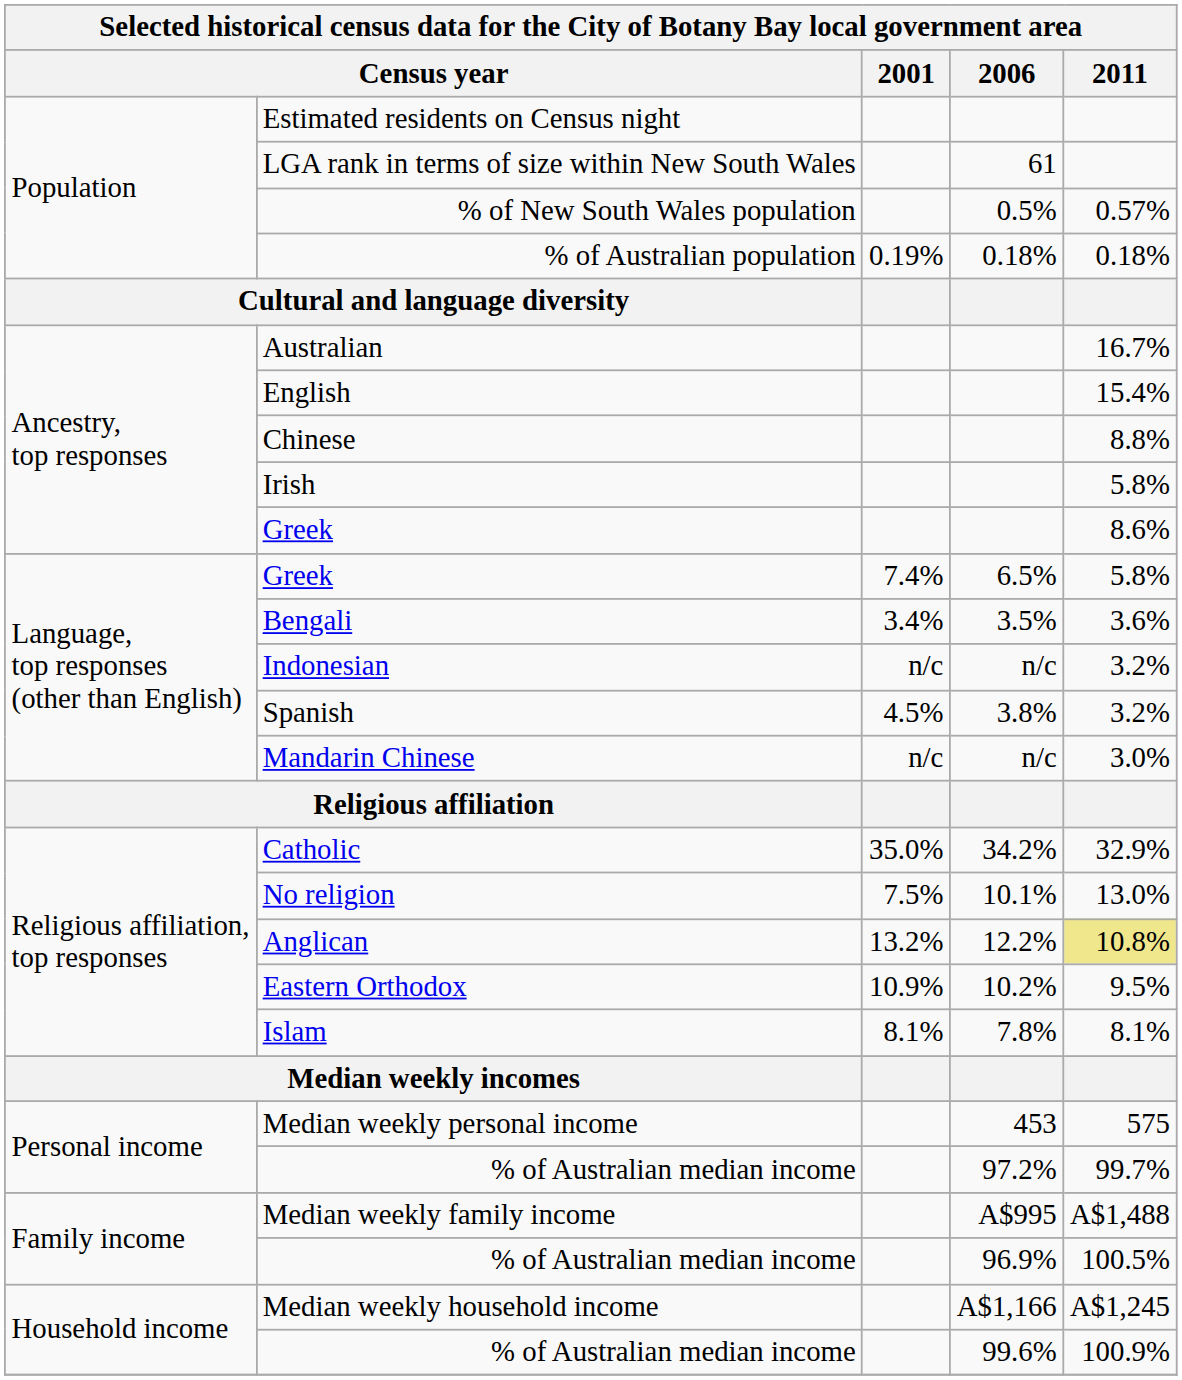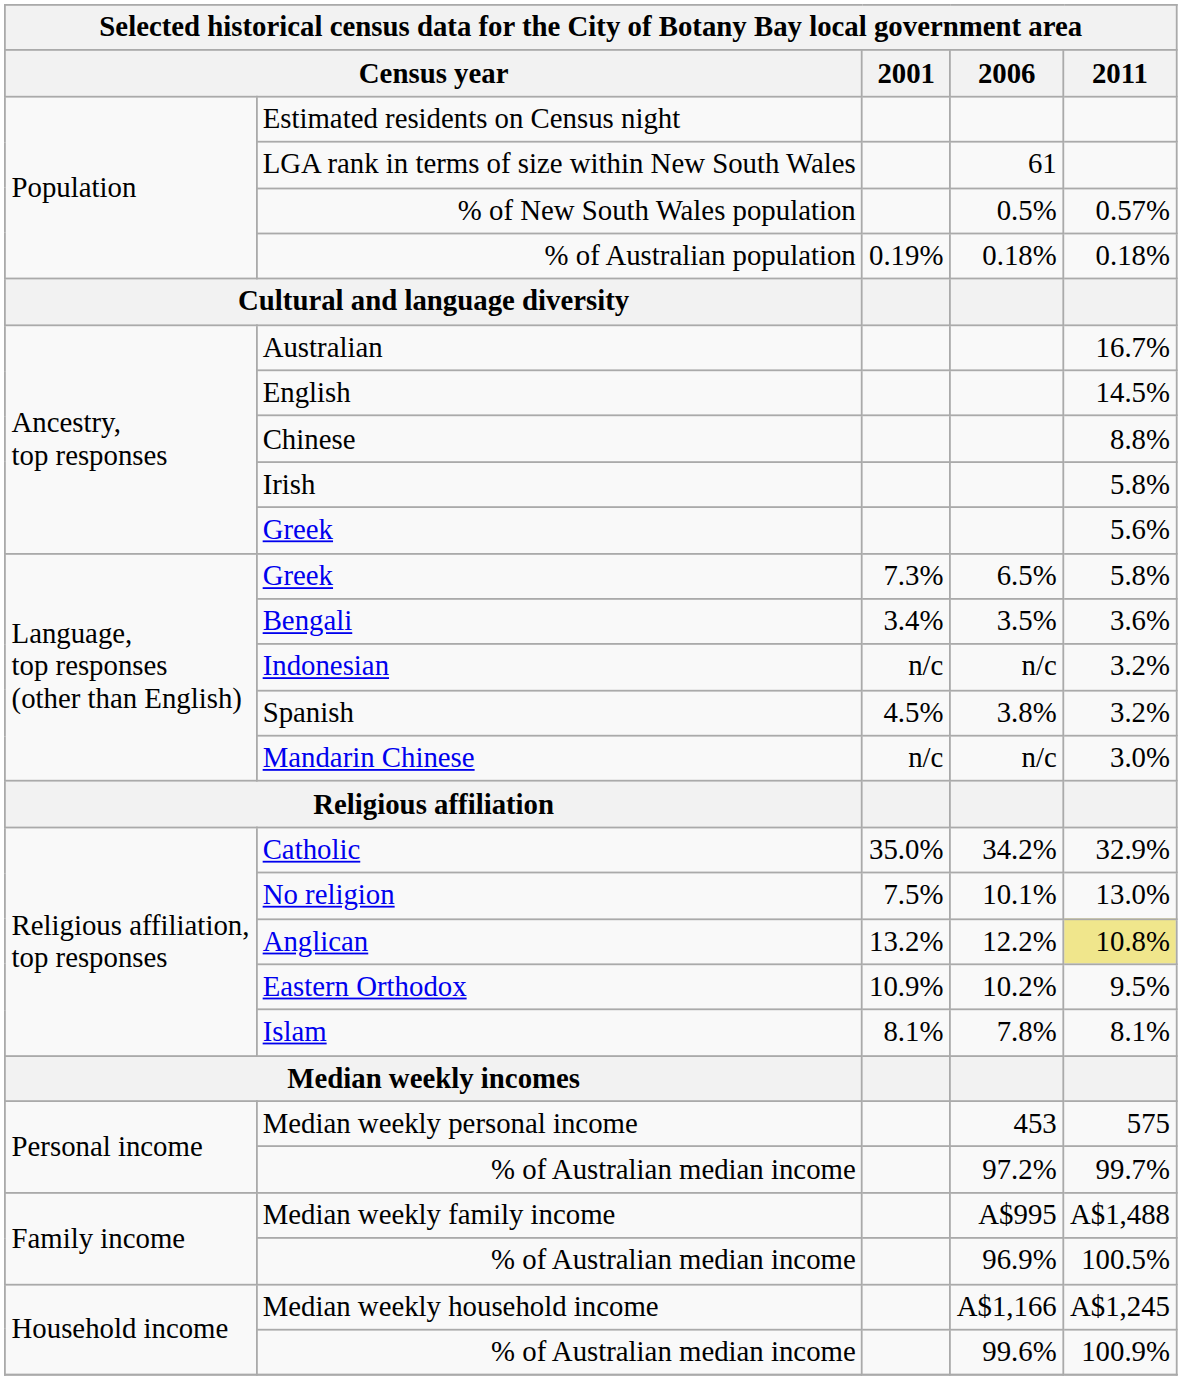(1133, 392) 15.4% -> (1133, 392) 14.5%
(1140, 529) 8.6% -> (1140, 529) 5.6%
(913, 575) 7.4% -> (913, 575) 7.3%
